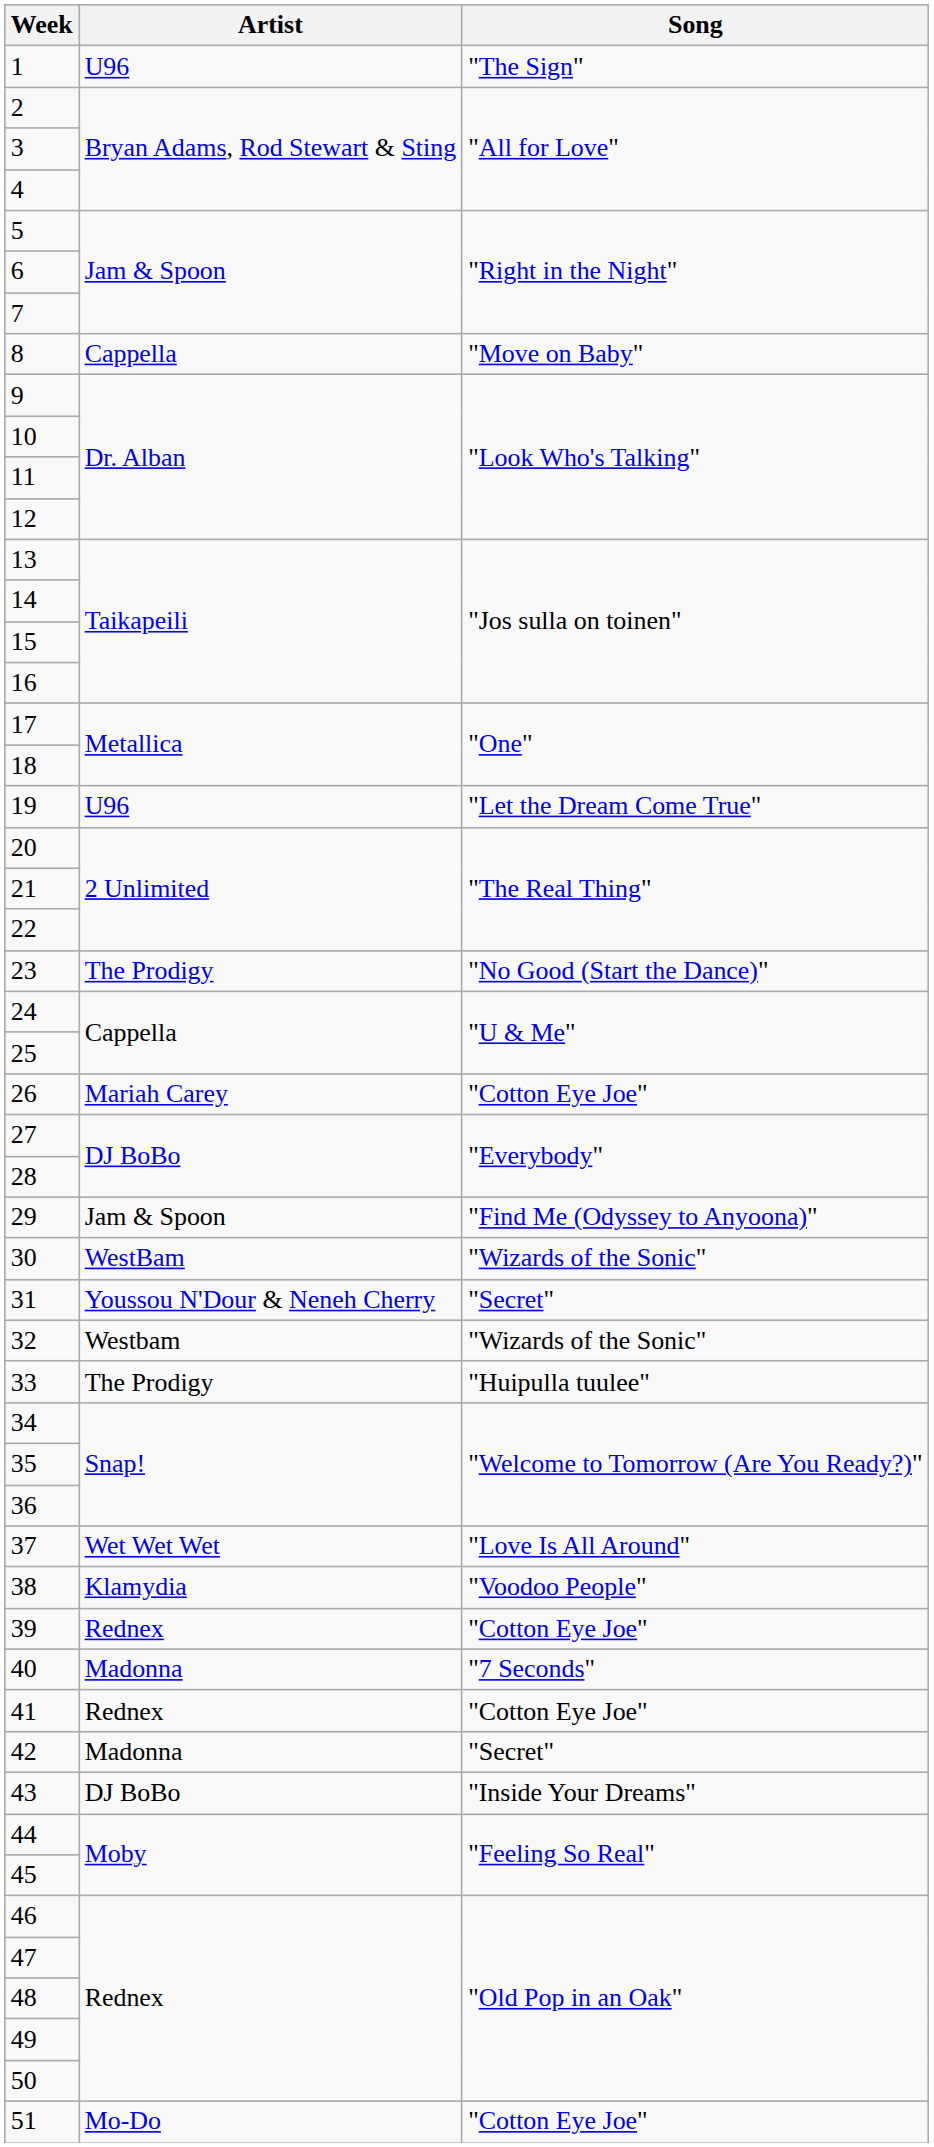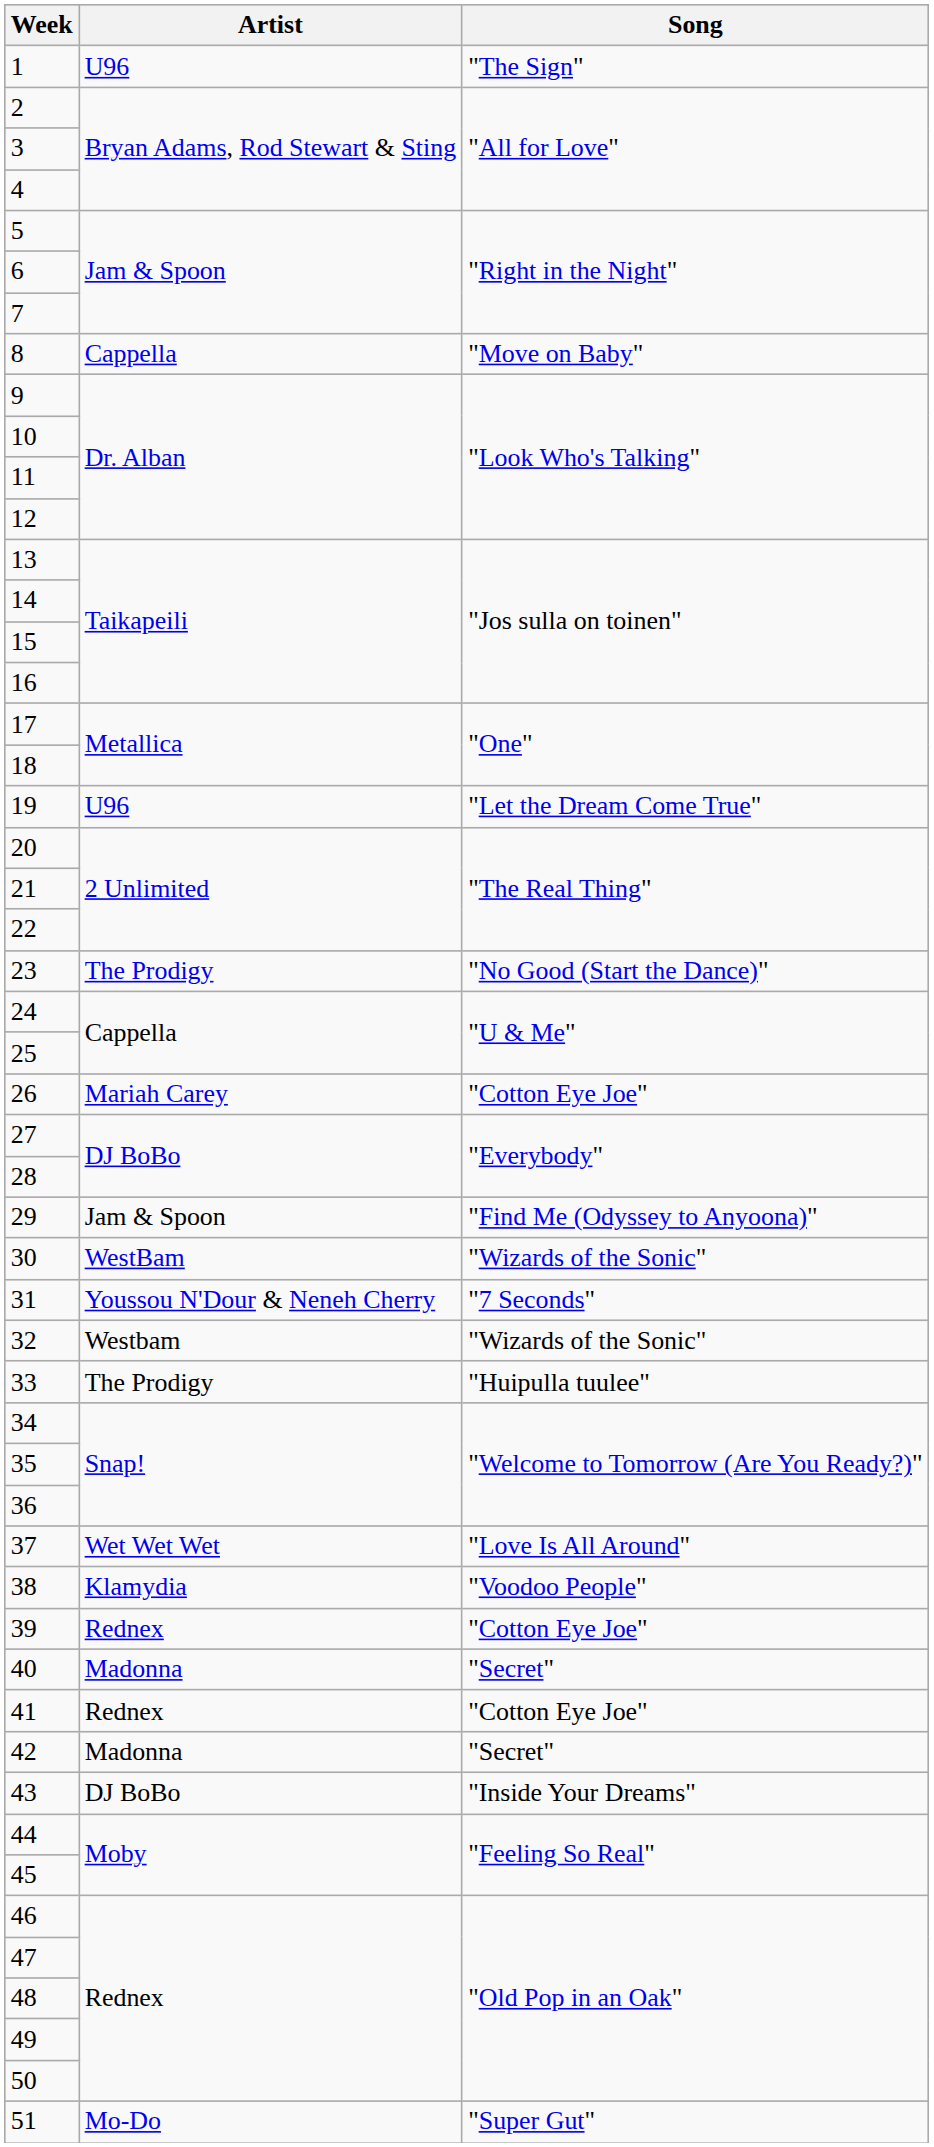(511, 1299) "Secret" -> (532, 1299) "7 Seconds"
(532, 1669) "7 Seconds" -> (511, 1669) "Secret"
(558, 2121) "Cotton Eye Joe" -> (532, 2121) "Super Gut"
